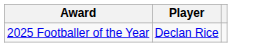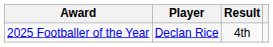+ column: (242, 13)
